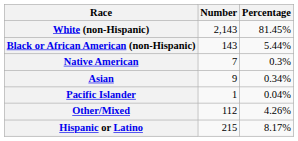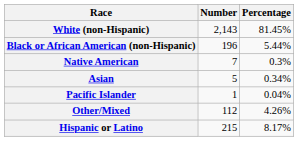(229, 45) 143 -> (229, 45) 196
(235, 78) 9 -> (235, 78) 5
